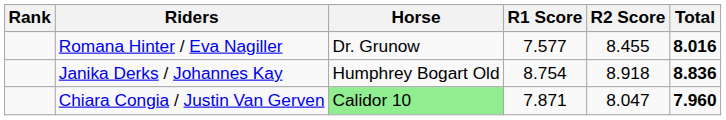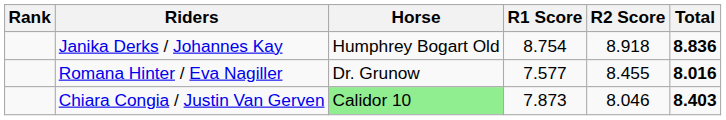rows swapped: (171, 73) <-> (171, 45)
(545, 100) 7.871 -> (545, 100) 7.873
(628, 100) 8.047 -> (628, 100) 8.046
(695, 100) 7.960 -> (695, 100) 8.403
